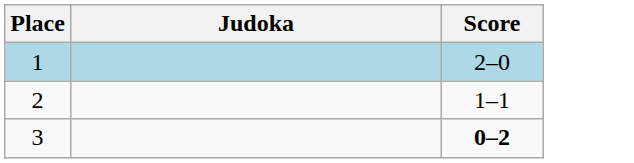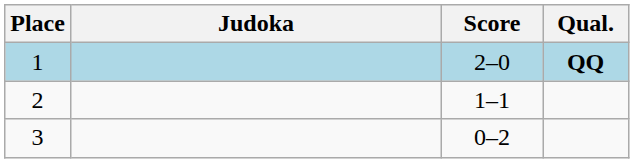+ column: (586, 23)
(492, 137) bold -> (492, 137) normal
